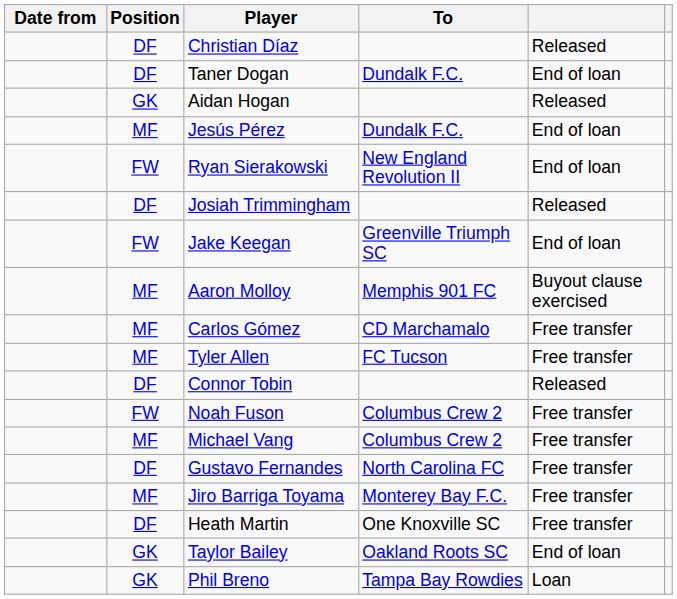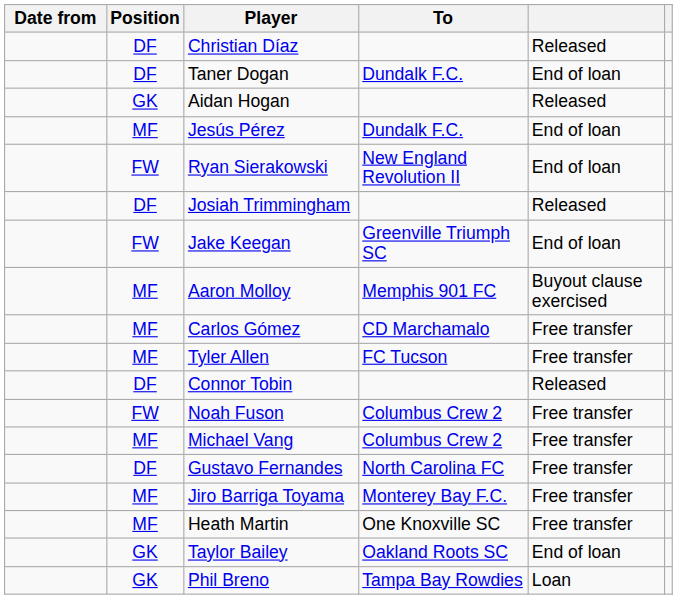(145, 524) DF -> (145, 524) MF
